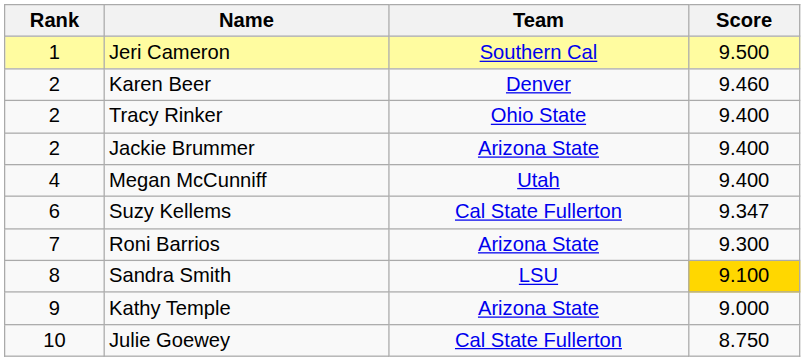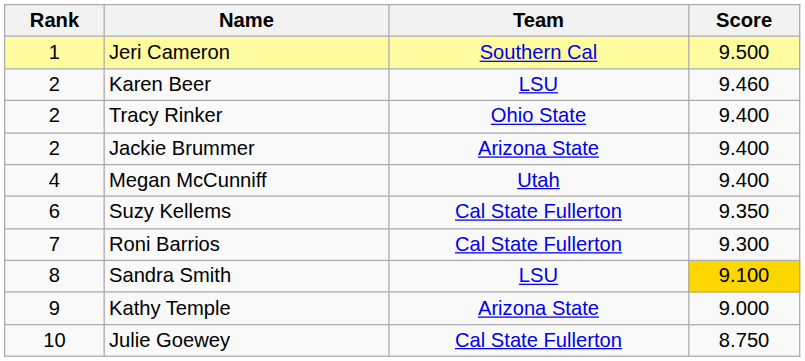(538, 84) Denver -> (538, 84) LSU
(744, 212) 9.347 -> (744, 212) 9.350
(538, 244) Arizona State -> (538, 244) Cal State Fullerton
